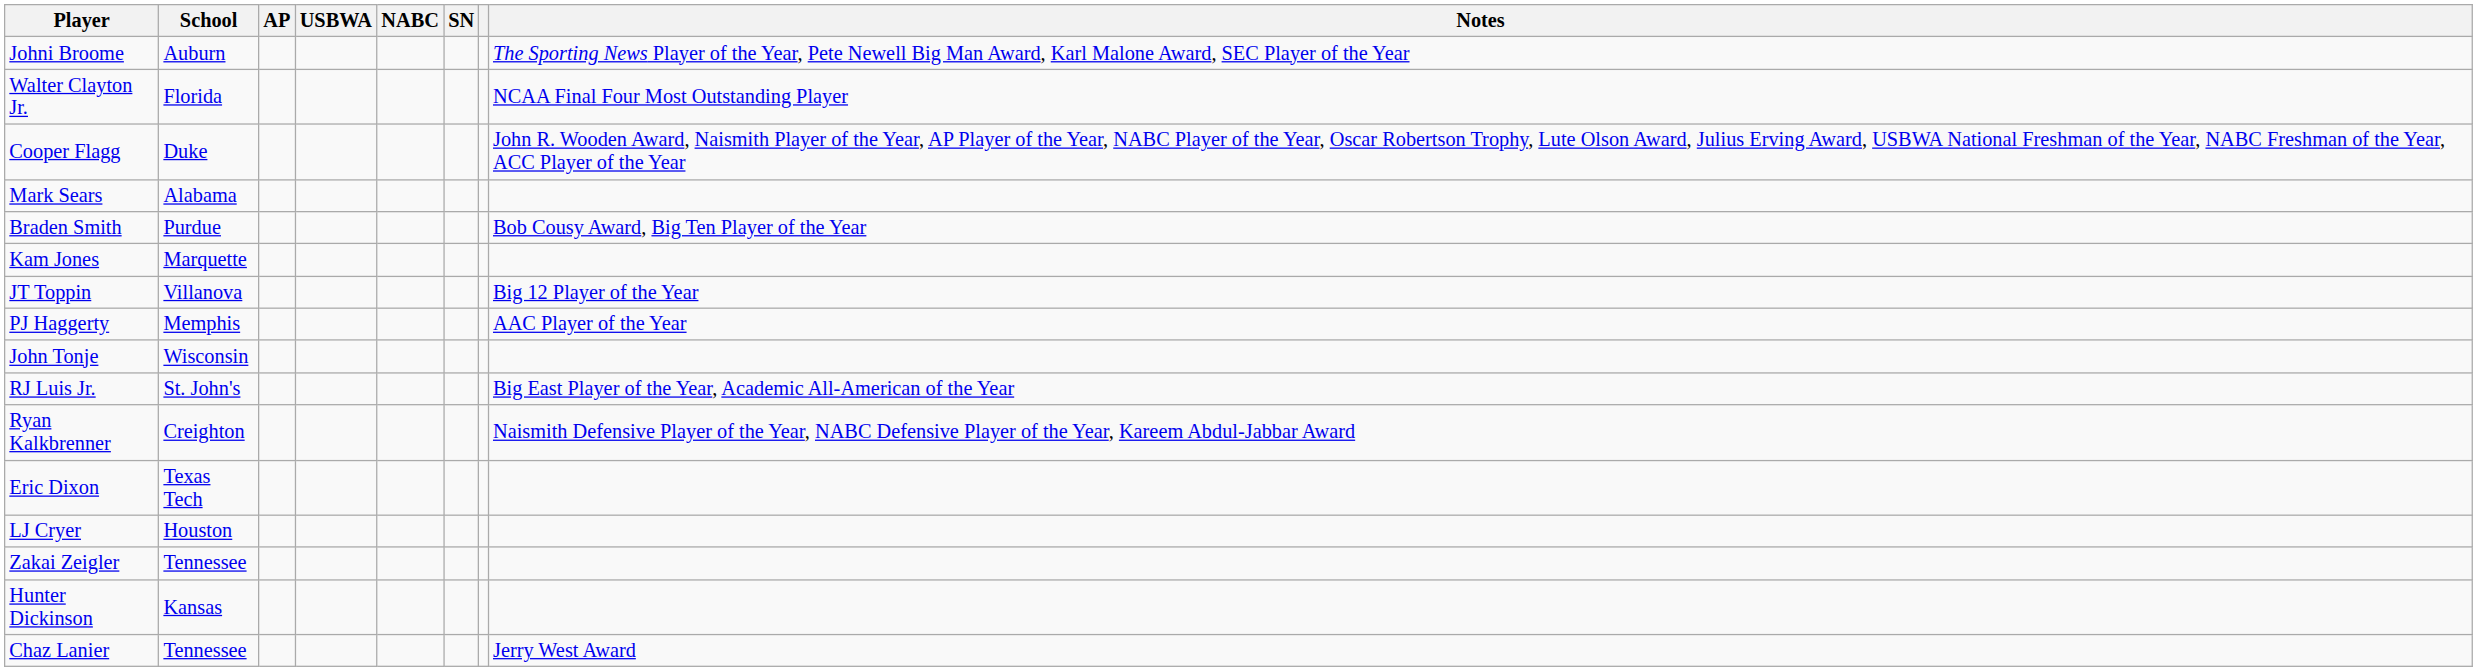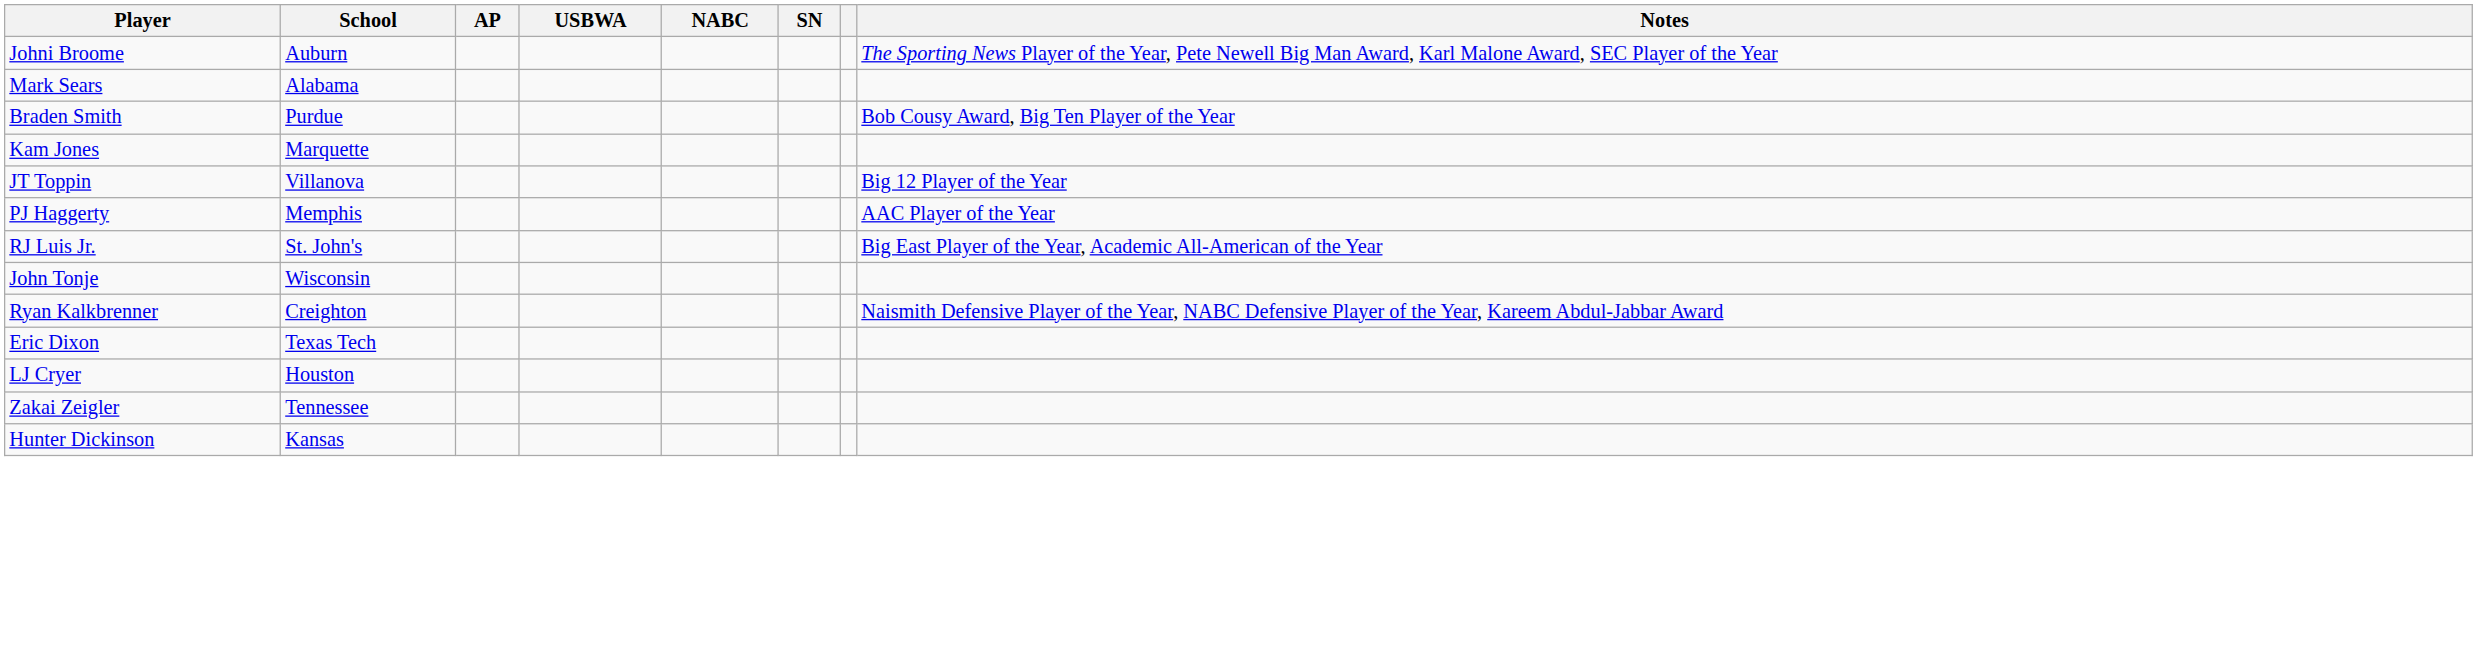- row: (71, 96)
- row: (65, 151)
rows swapped: (53, 388) <-> (54, 356)
- row: (59, 650)
